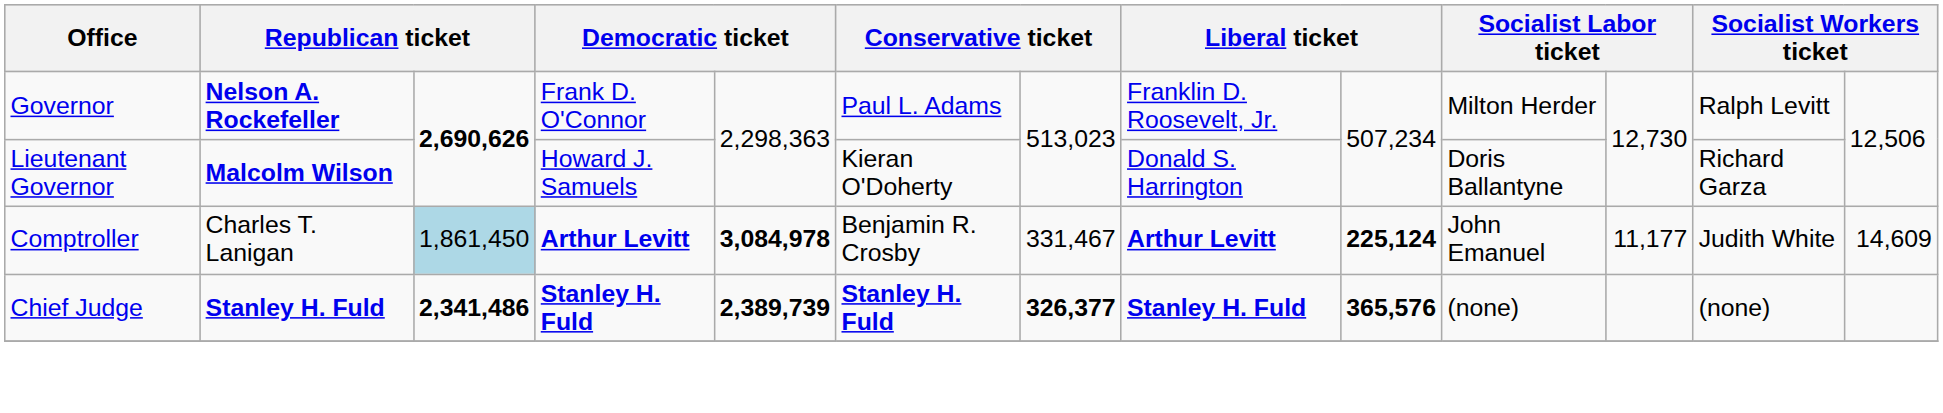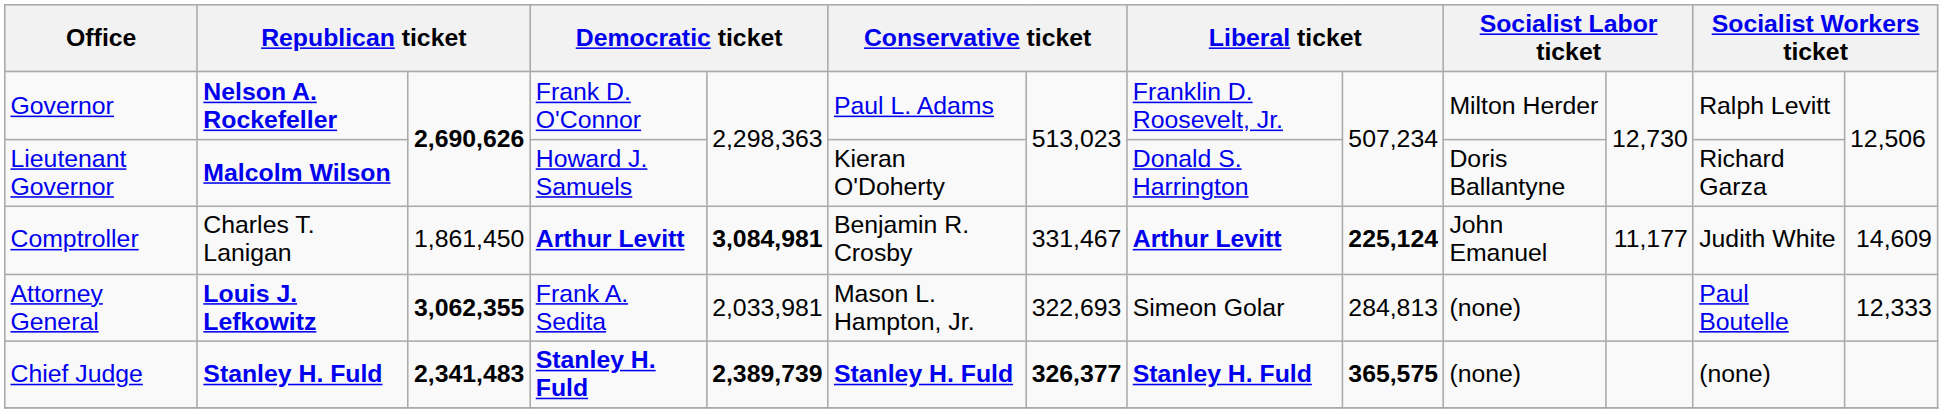(474, 239) lightblue background -> (469, 239) no background
(775, 239) 3,084,978 -> (767, 239) 3,084,981
+ row: (57, 307)
(474, 307) 2,341,486 -> (469, 374) 2,341,483
(1391, 307) 365,576 -> (1393, 374) 365,575
